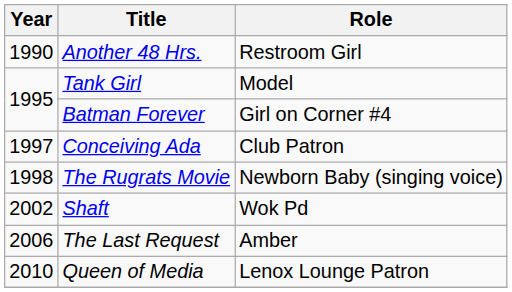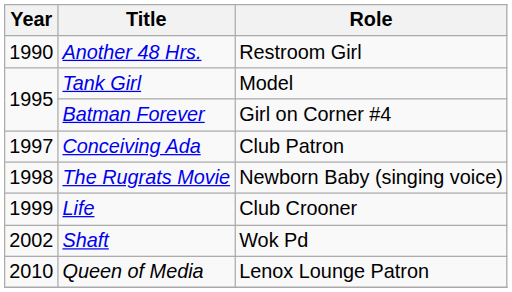+ row: (78, 209)
- row: (141, 240)
